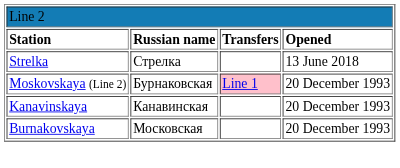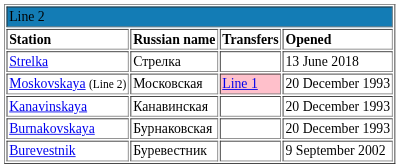(173, 84) Бурнаковская -> (168, 84) Московская
(168, 128) Московская -> (173, 128) Бурнаковская
+ row: (42, 151)
